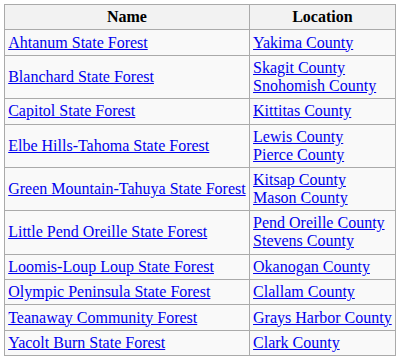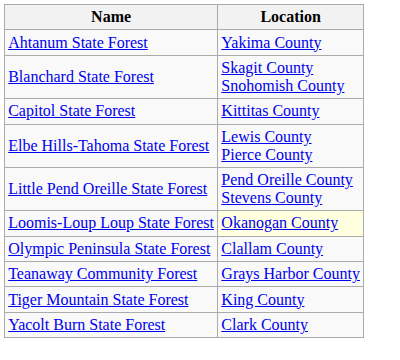- row: (127, 189)
(311, 266) no background -> (280, 223) lightyellow background
+ row: (98, 299)
